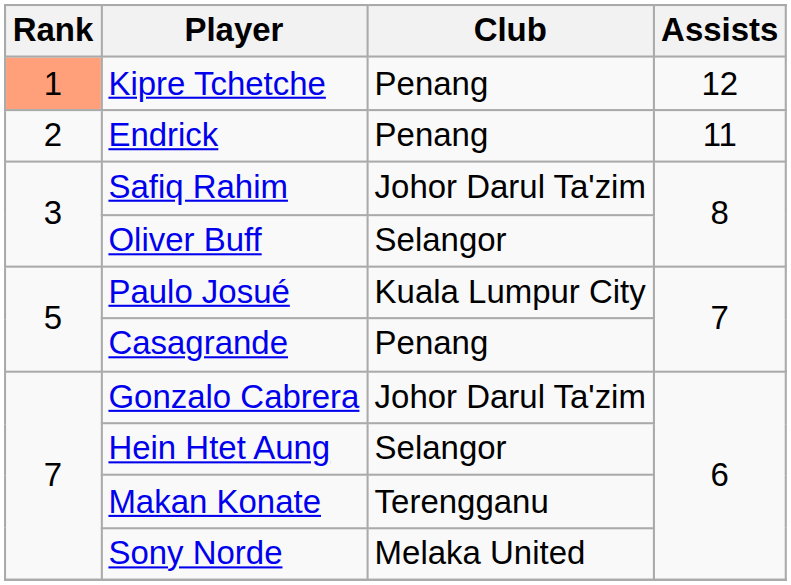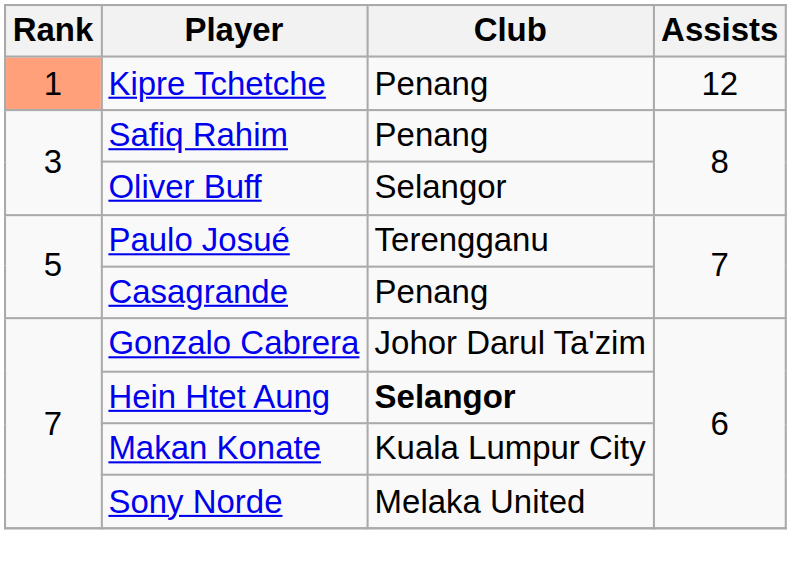- row: (163, 135)
(510, 187) Johor Darul Ta'zim -> (431, 135) Penang
(510, 291) Kuala Lumpur City -> (462, 239) Terengganu
(441, 448) normal -> (445, 396) bold
(462, 501) Terengganu -> (510, 448) Kuala Lumpur City
